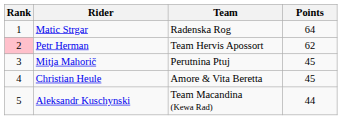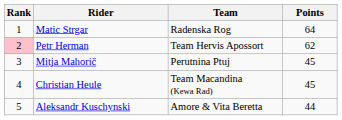(217, 78) Amore & Vita Beretta -> (206, 84) Team Macandina (Kewa Rad)
(206, 101) Team Macandina (Kewa Rad) -> (217, 106) Amore & Vita Beretta
